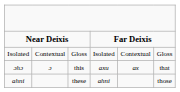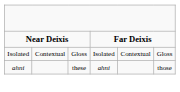- row: (18, 67)
